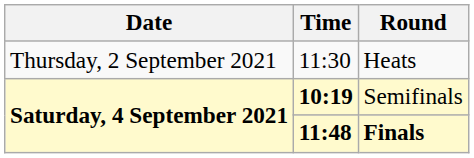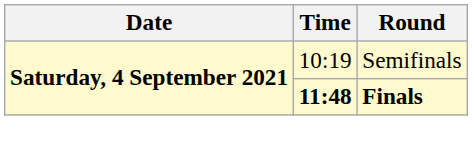- row: (390, 59)
(326, 96) bold -> (325, 59) normal
